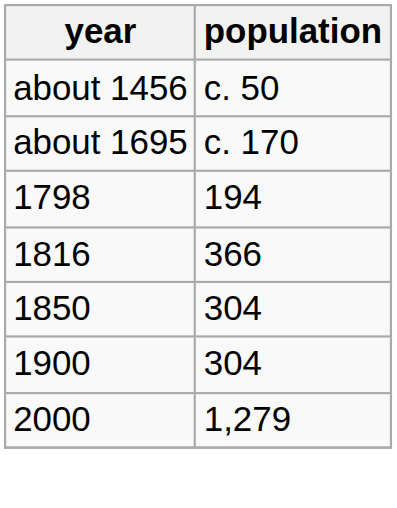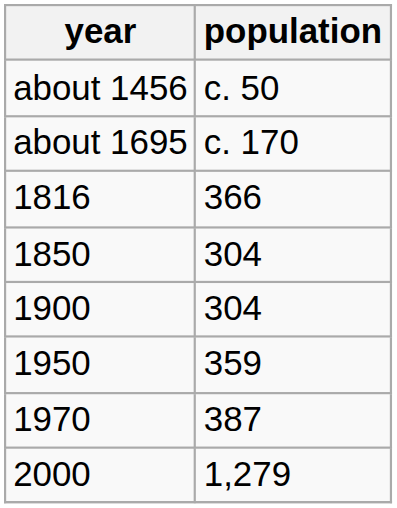- row: (52, 198)
+ row: (52, 364)
+ row: (52, 419)
